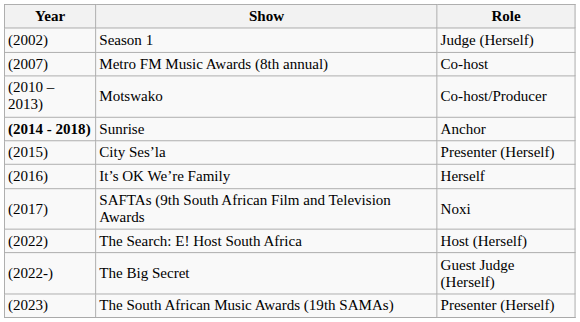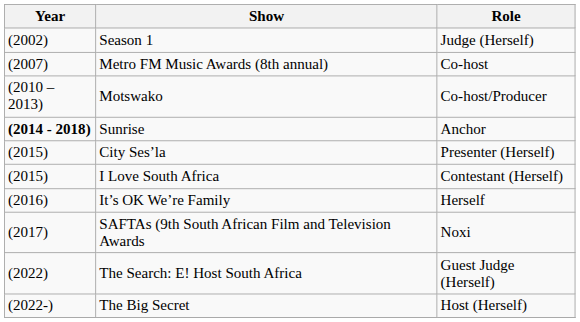+ row: (159, 176)
(484, 241) Host (Herself) -> (478, 273) Guest Judge (Herself)
(478, 273) Guest Judge (Herself) -> (484, 305) Host (Herself)
- row: (246, 305)
